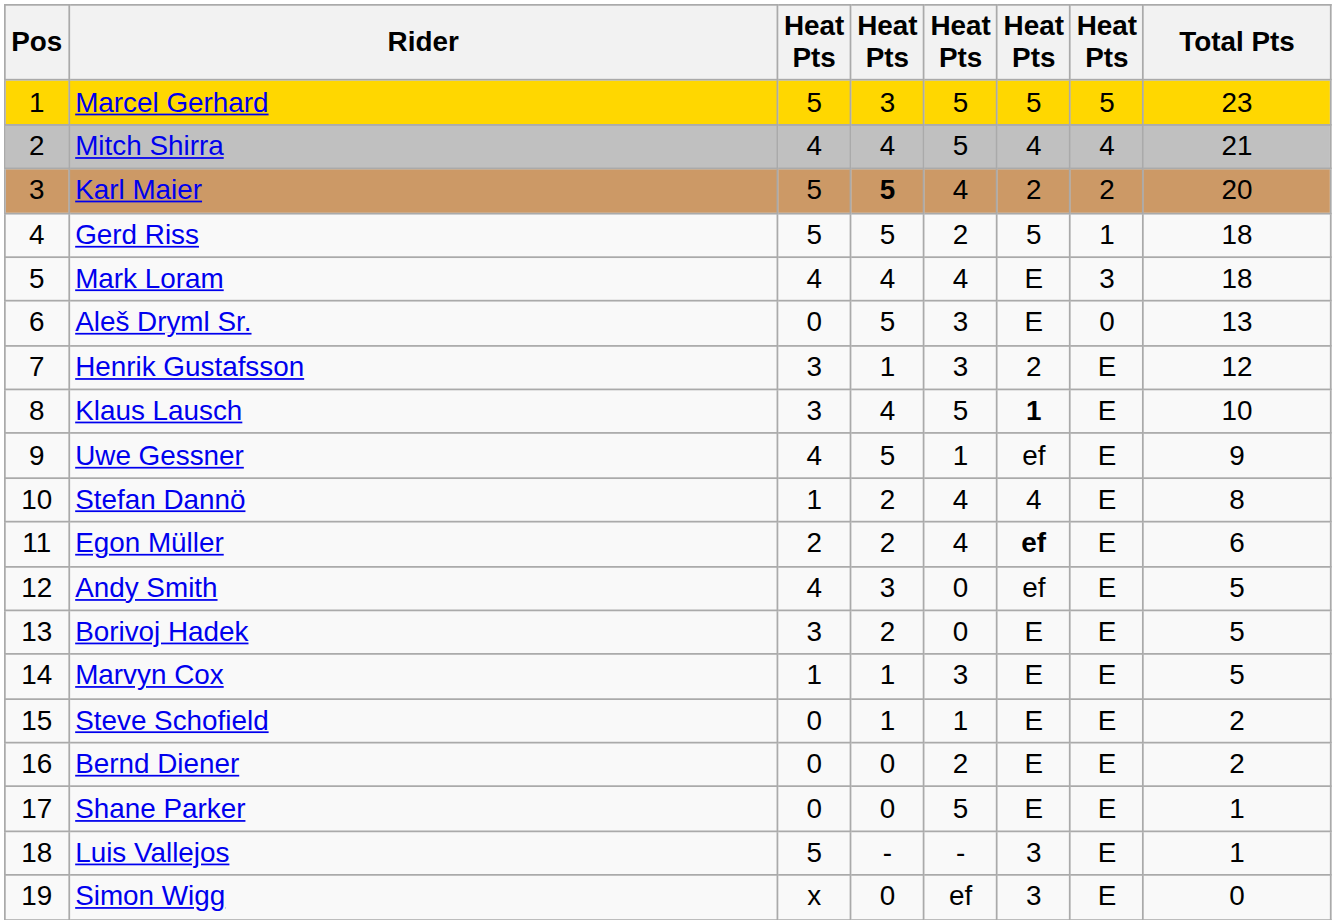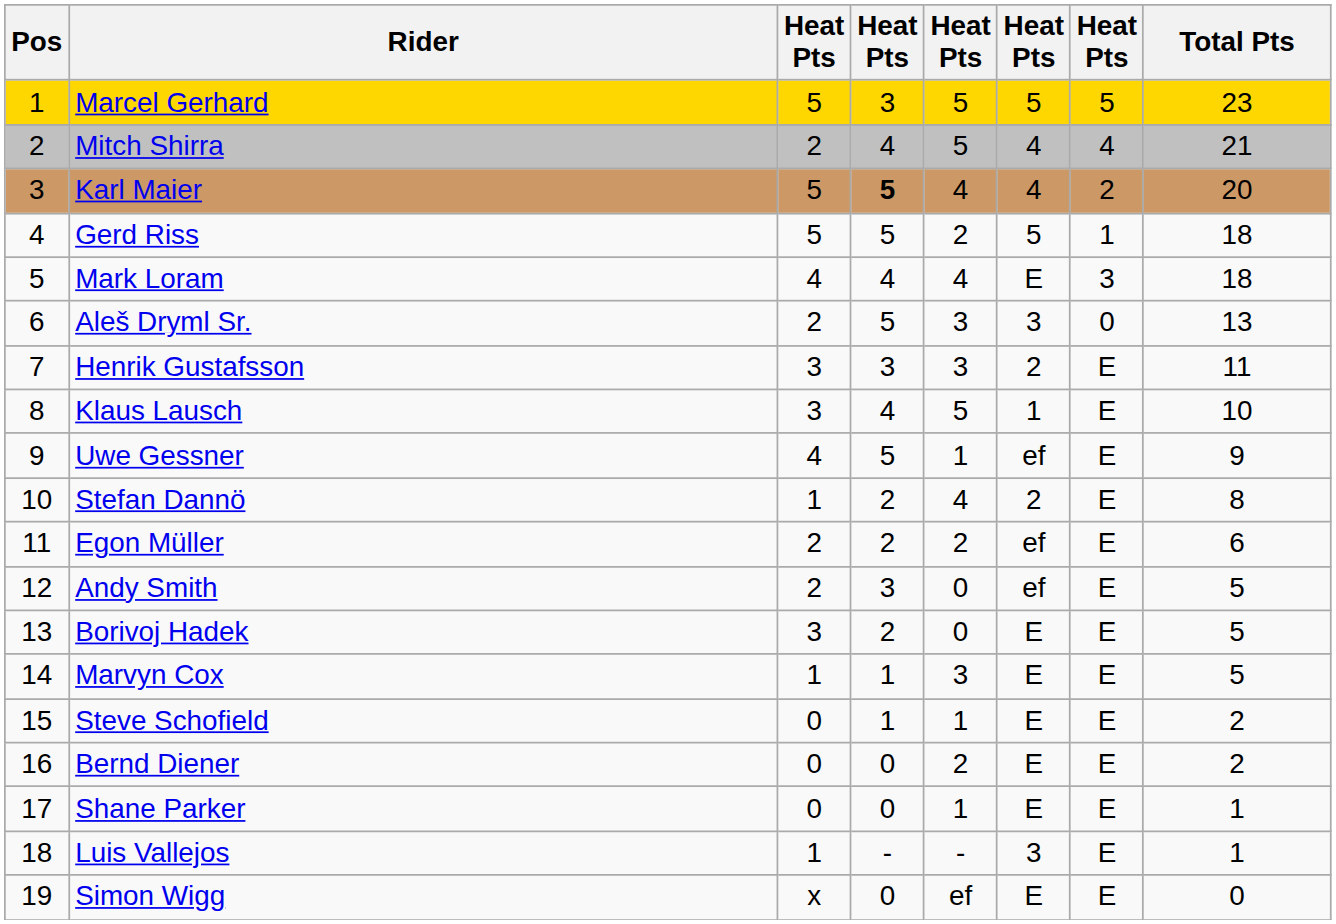(814, 146) 4 -> (814, 146) 2
(1034, 190) 2 -> (1034, 190) 4
(814, 322) 0 -> (814, 322) 2
(1034, 322) E -> (1034, 322) 3
(887, 366) 1 -> (887, 366) 3
(1237, 366) 12 -> (1237, 366) 11
(1034, 411) bold -> (1034, 411) normal
(1034, 499) 4 -> (1034, 499) 2
(961, 543) 4 -> (961, 543) 2
(1034, 543) bold -> (1034, 543) normal
(814, 587) 4 -> (814, 587) 2
(961, 808) 5 -> (961, 808) 1
(814, 852) 5 -> (814, 852) 1
(1034, 896) 3 -> (1034, 896) E
